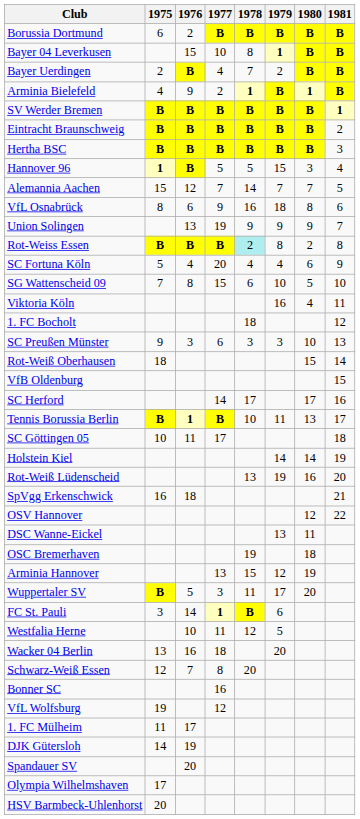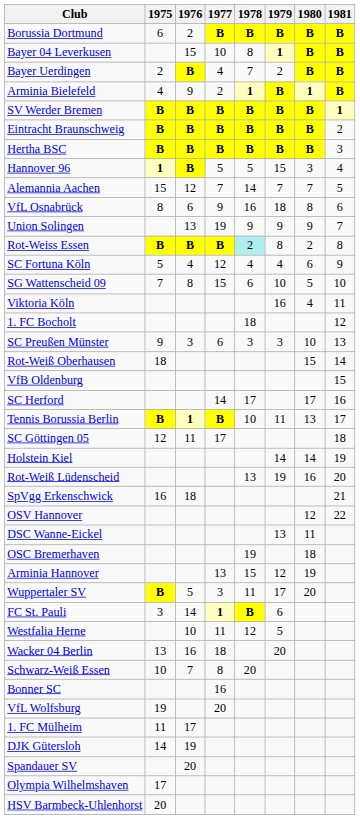(220, 264) 20 -> (220, 264) 12
(160, 438) 10 -> (160, 438) 12
(160, 669) 12 -> (160, 669) 10
(220, 708) 12 -> (220, 708) 20
